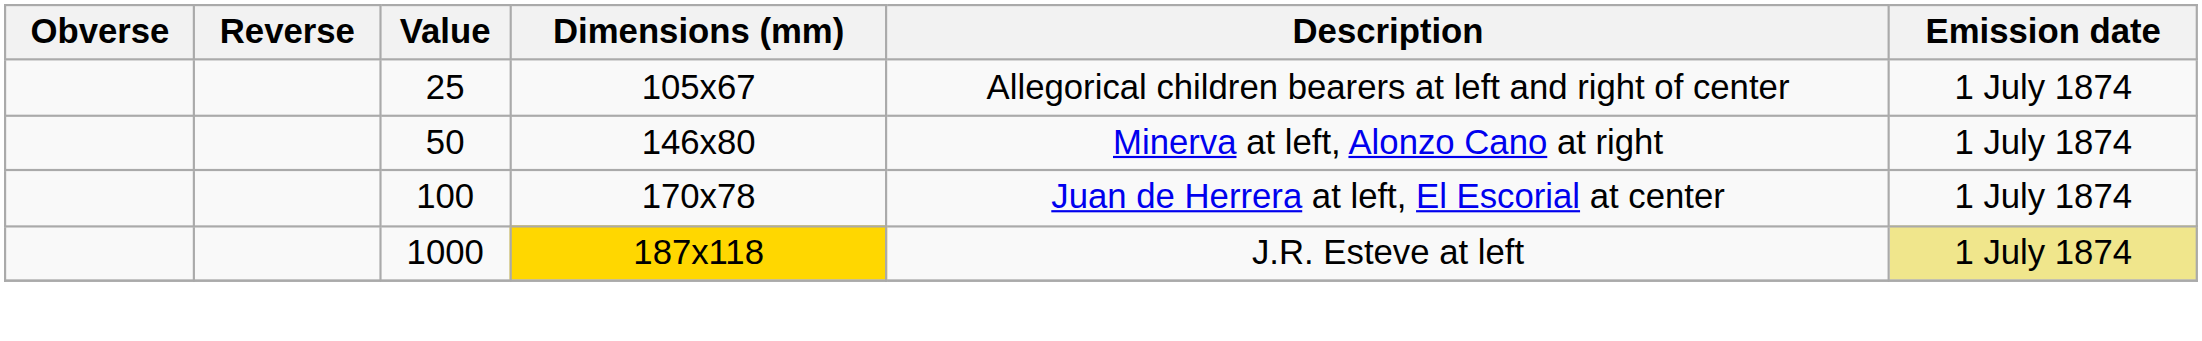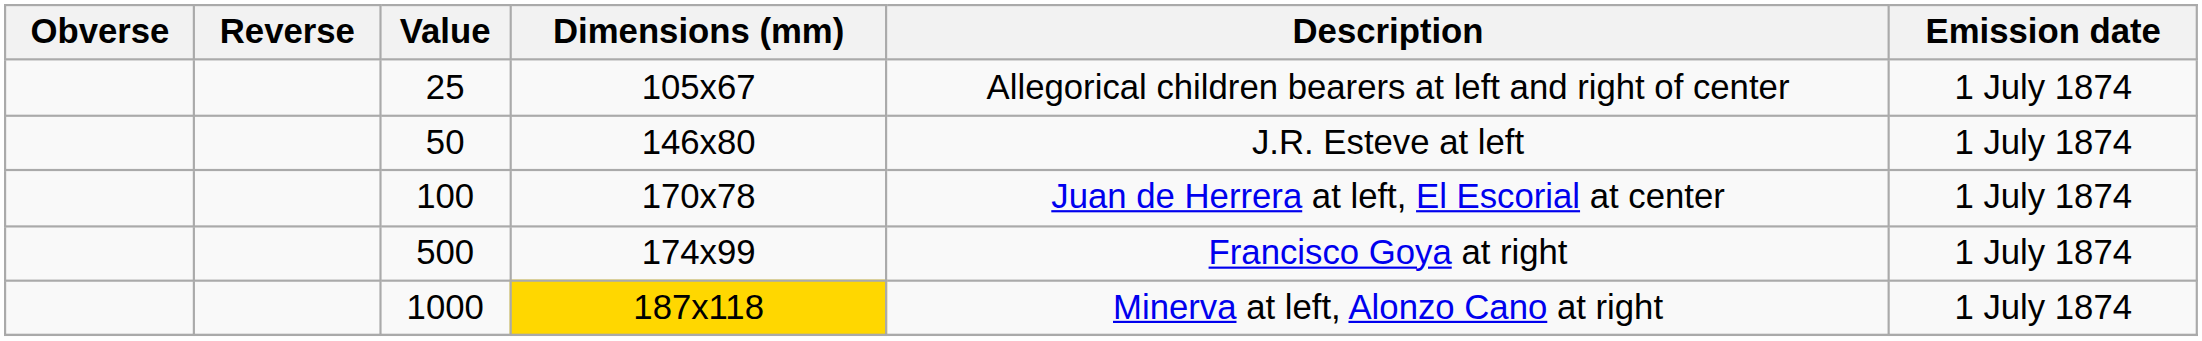(1388, 142) Minerva at left, Alonzo Cano at right -> (1388, 142) J.R. Esteve at left
+ row: (445, 252)
(1388, 252) J.R. Esteve at left -> (1388, 307) Minerva at left, Alonzo Cano at right
(2043, 252) khaki background -> (2043, 307) no background
